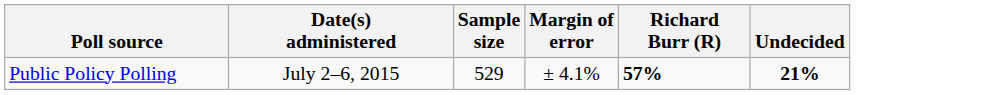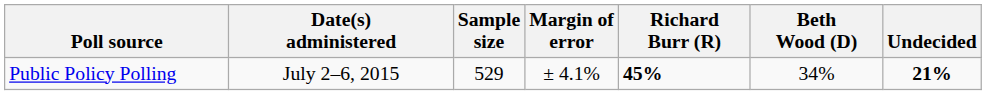+ column: (817, 31)
(643, 73) 57% -> (643, 73) 45%
